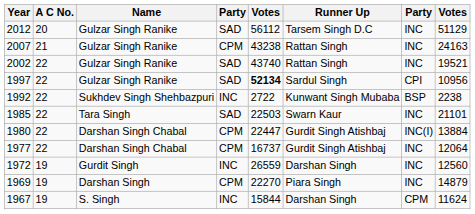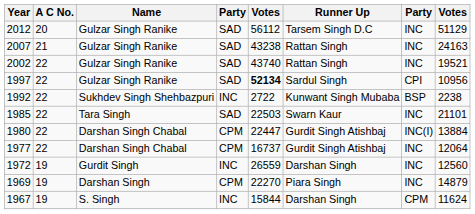(231, 47) CPM -> (230, 47) SAD
